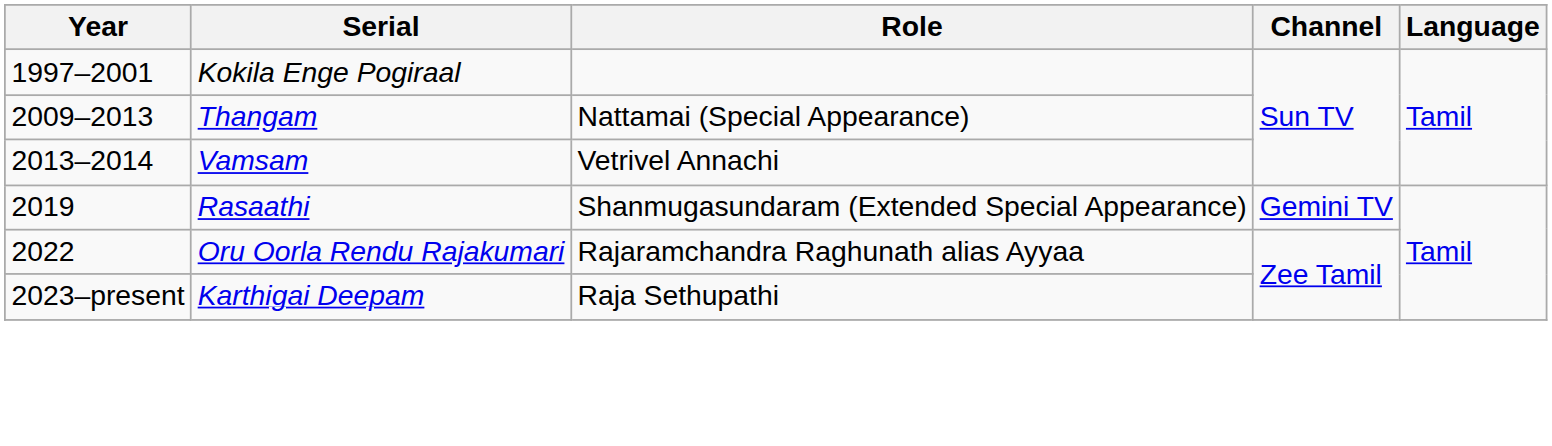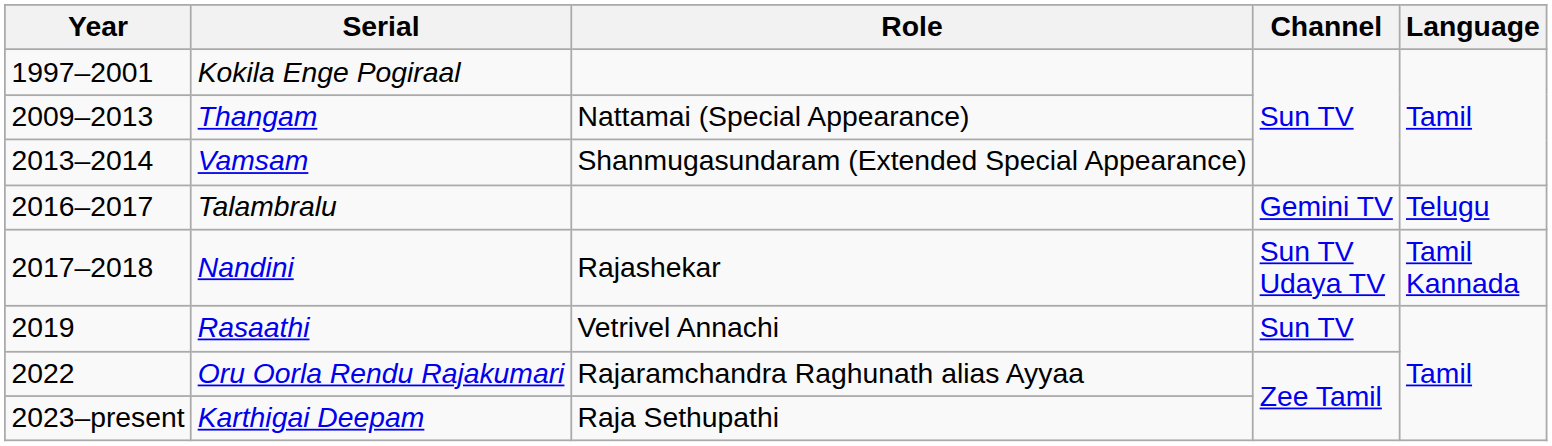(678, 161) Vetrivel Annachi -> (912, 161) Shanmugasundaram (Extended Special Appearance)
+ row: (267, 206)
+ row: (246, 267)
(912, 206) Shanmugasundaram (Extended Special Appearance) -> (678, 328) Vetrivel Annachi
(1326, 206) Gemini TV -> (1307, 328) Sun TV
